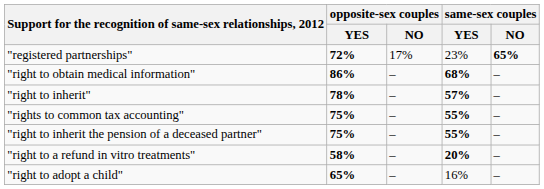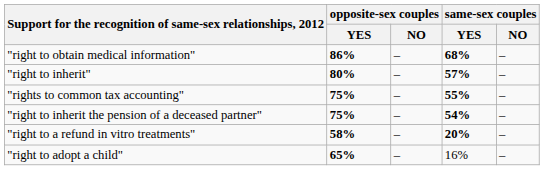- row: (70, 54)
(342, 94) 78% -> (342, 74) 80%
(458, 134) 55% -> (458, 114) 54%
